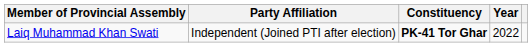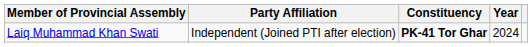(506, 32) 2022 -> (506, 32) 2024
